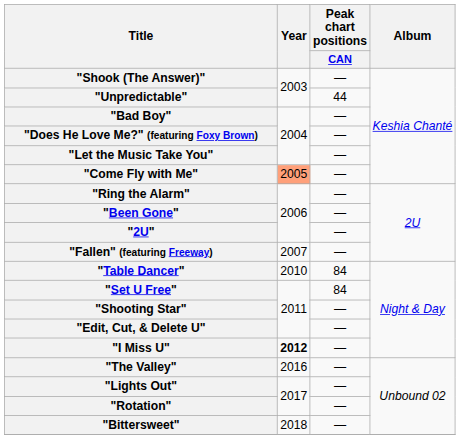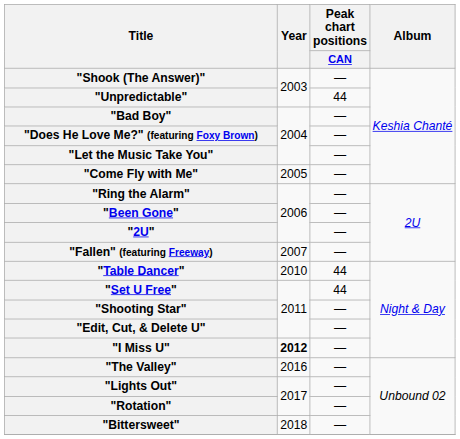(294, 174) lightsalmon background -> (294, 174) no background
(340, 270) 84 -> (340, 270) 44
(340, 290) 84 -> (340, 290) 44
